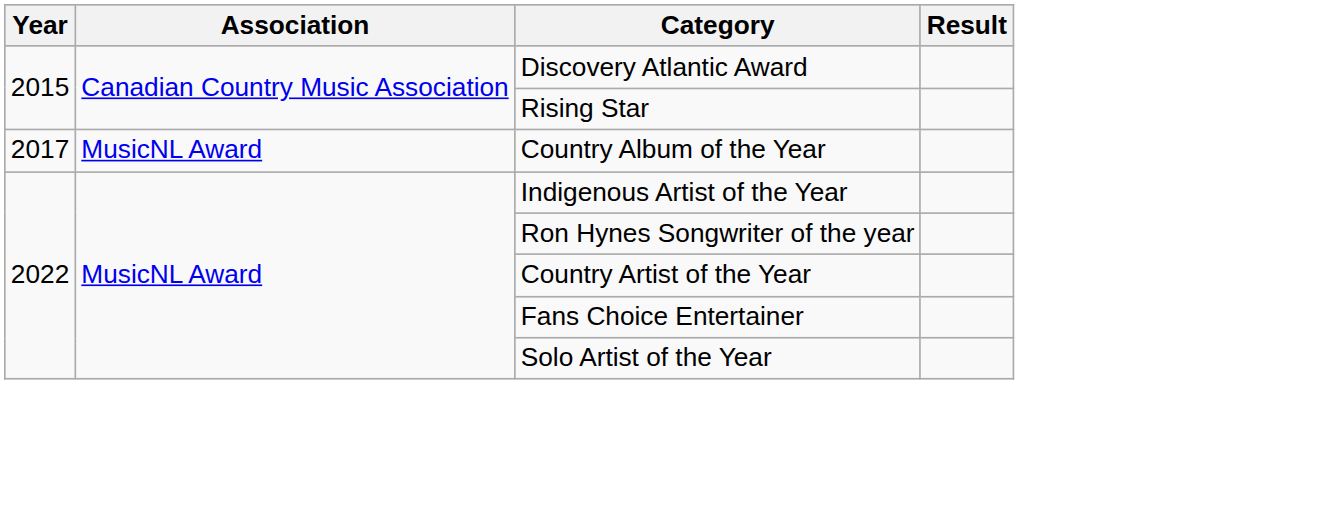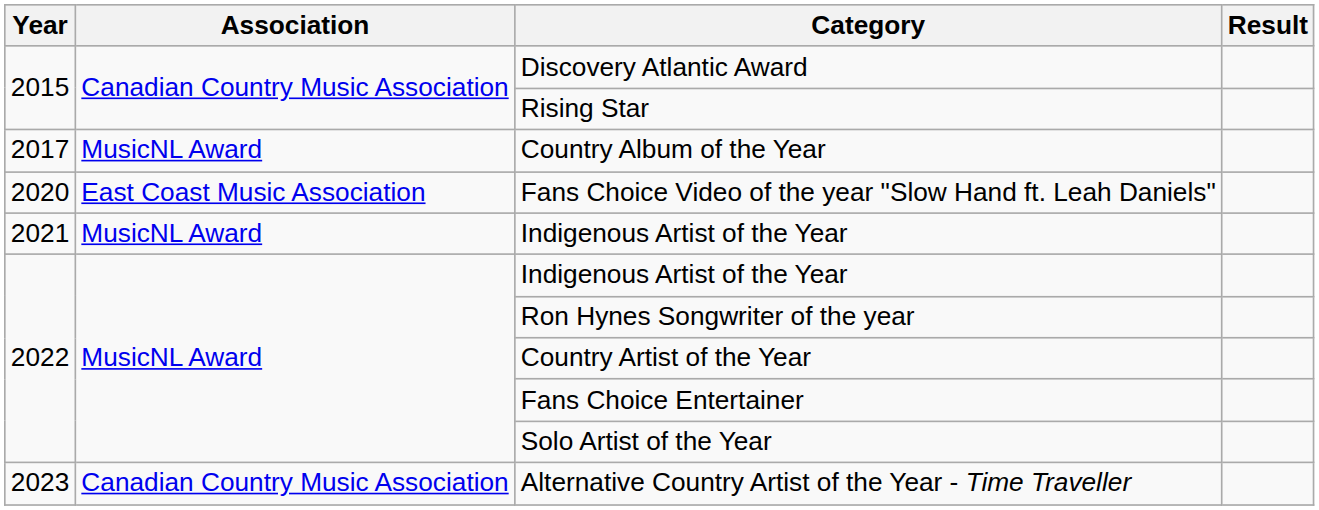+ row: (40, 191)
+ row: (40, 233)
+ row: (40, 483)
